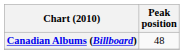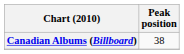(159, 40) 48 -> (159, 40) 38
